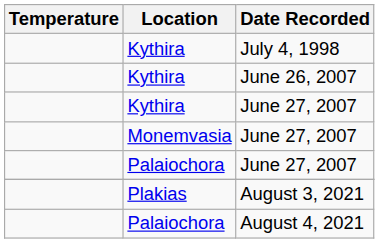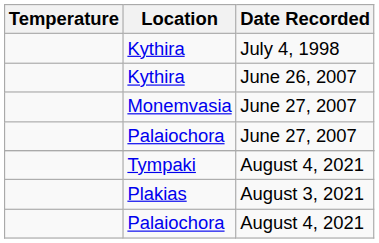- row: (156, 106)
+ row: (162, 164)
